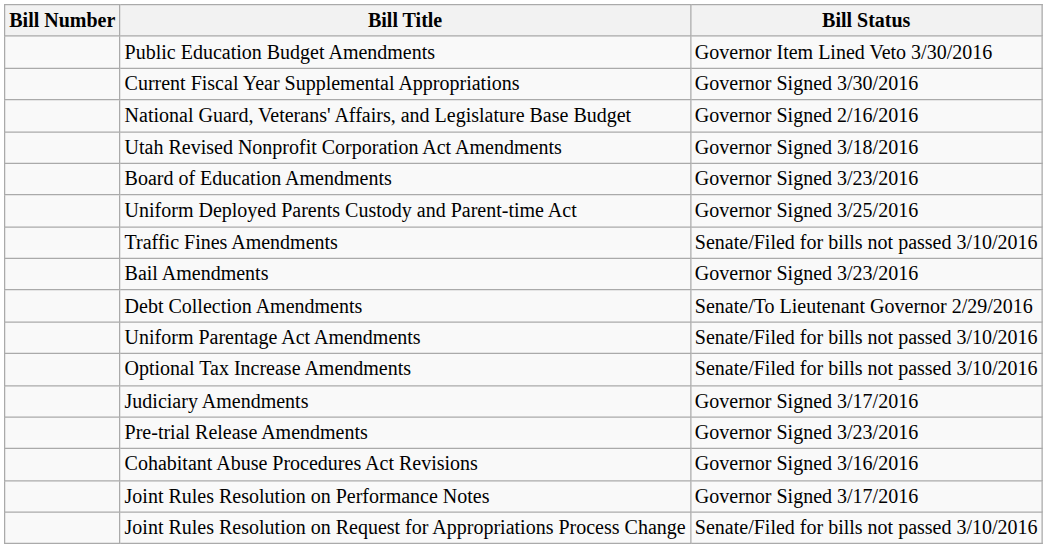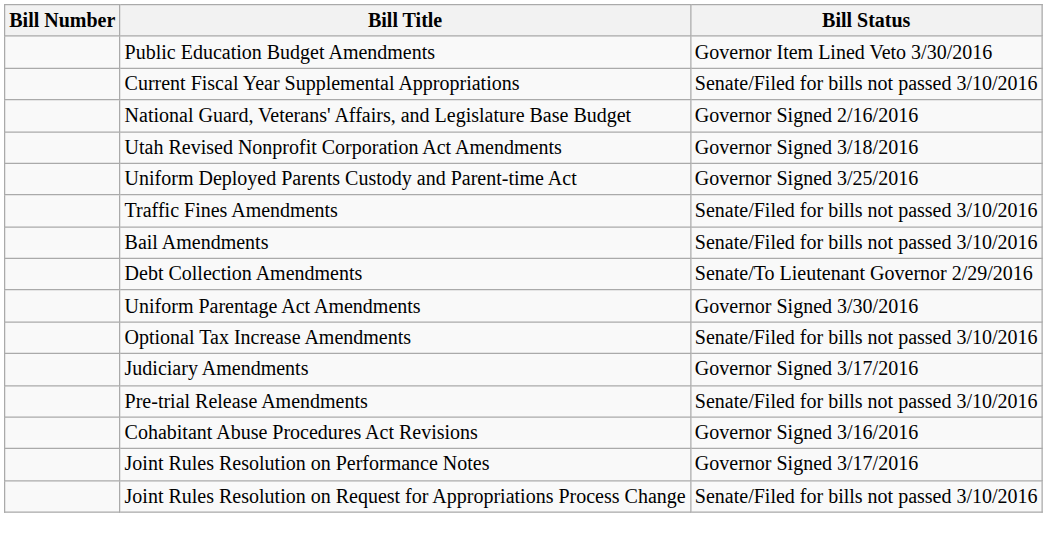(807, 83) Governor Signed 3/30/2016 -> (866, 83) Senate/Filed for bills not passed 3/10/2016
- row: (258, 178)
(807, 274) Governor Signed 3/23/2016 -> (866, 242) Senate/Filed for bills not passed 3/10/2016
(866, 337) Senate/Filed for bills not passed 3/10/2016 -> (807, 305) Governor Signed 3/30/2016
(807, 432) Governor Signed 3/23/2016 -> (866, 400) Senate/Filed for bills not passed 3/10/2016
